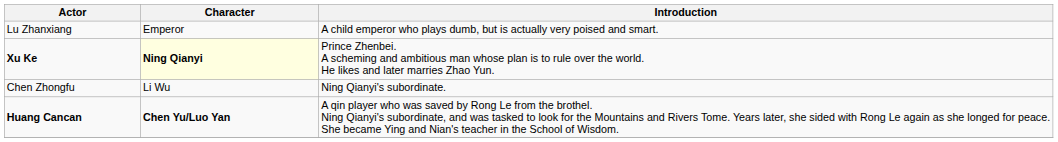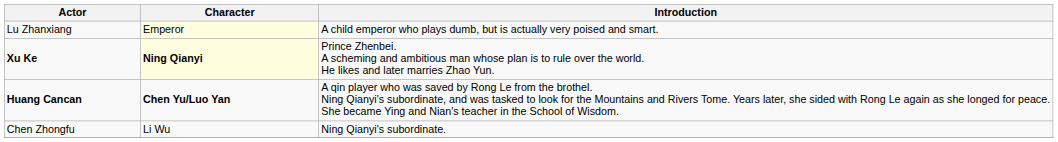(164, 30) no background -> (164, 30) lightyellow background
rows swapped: (44, 117) <-> (41, 88)
